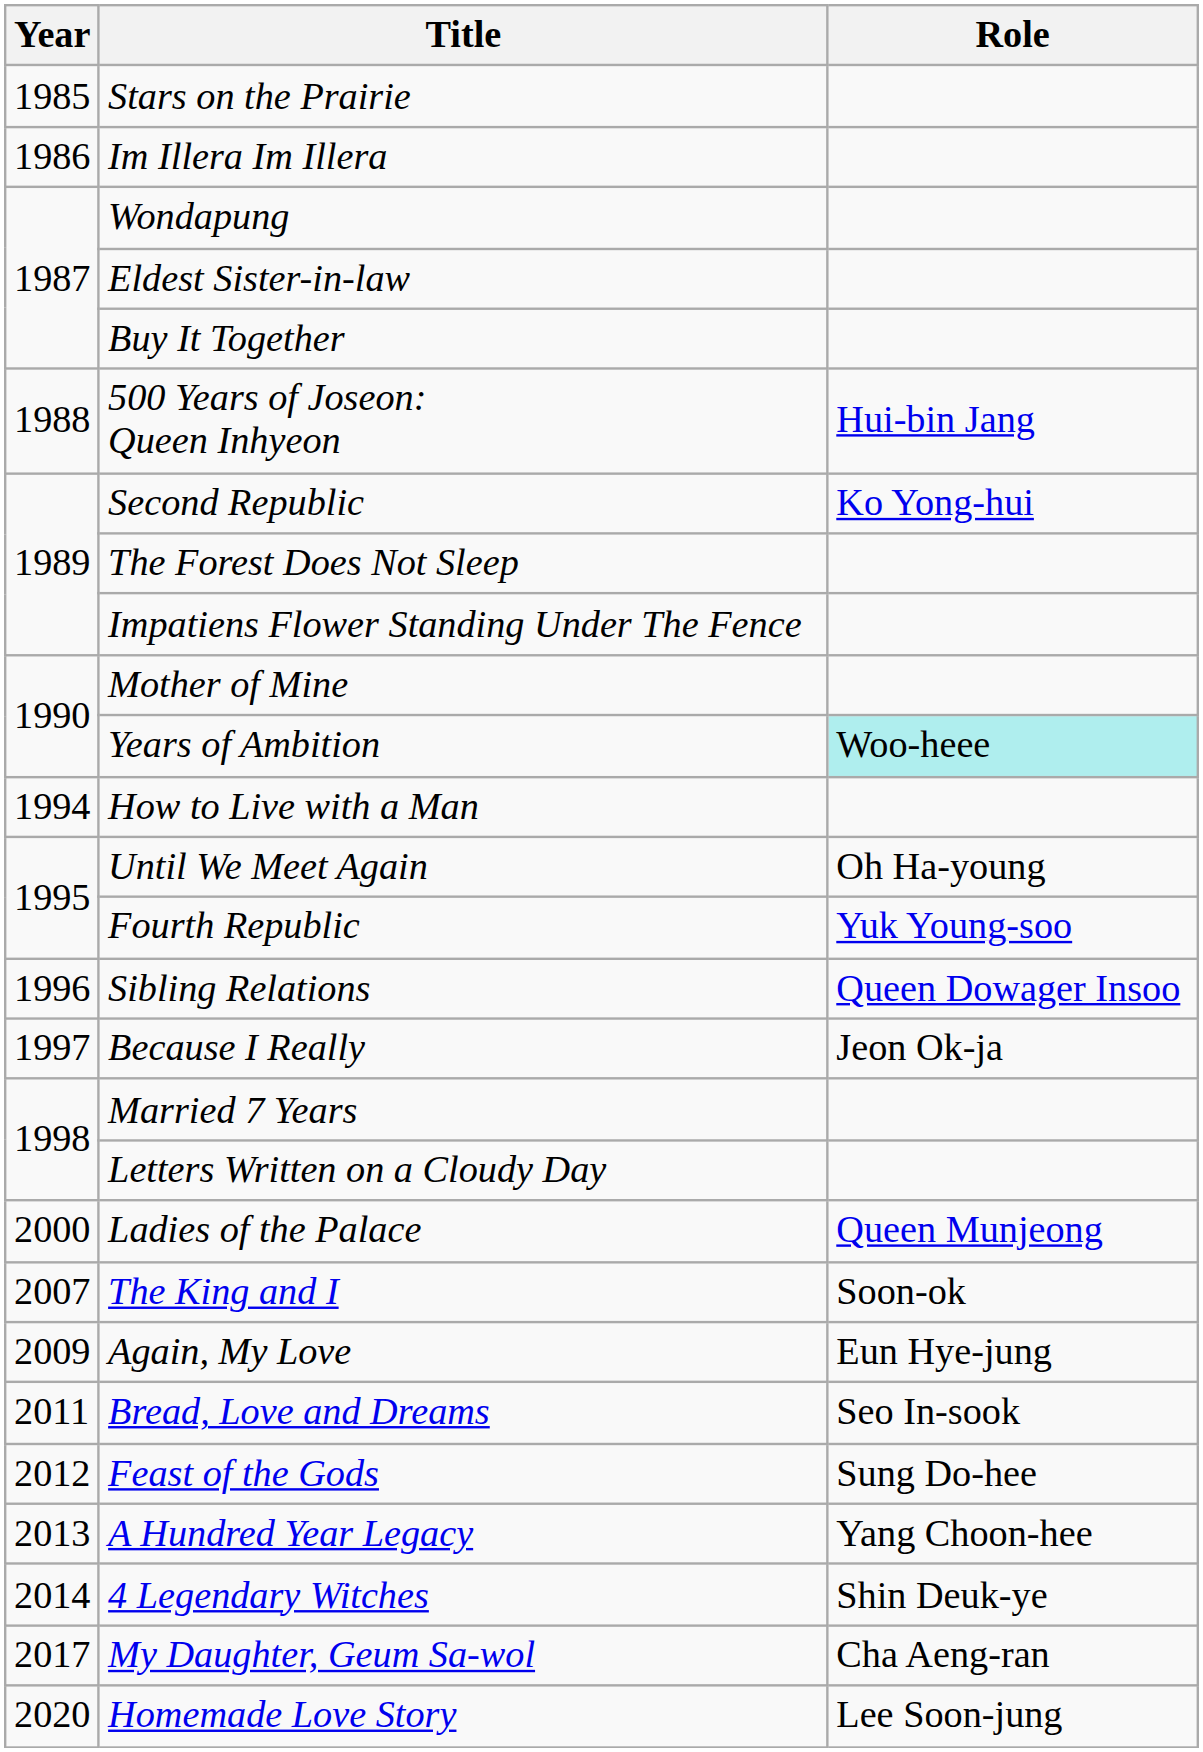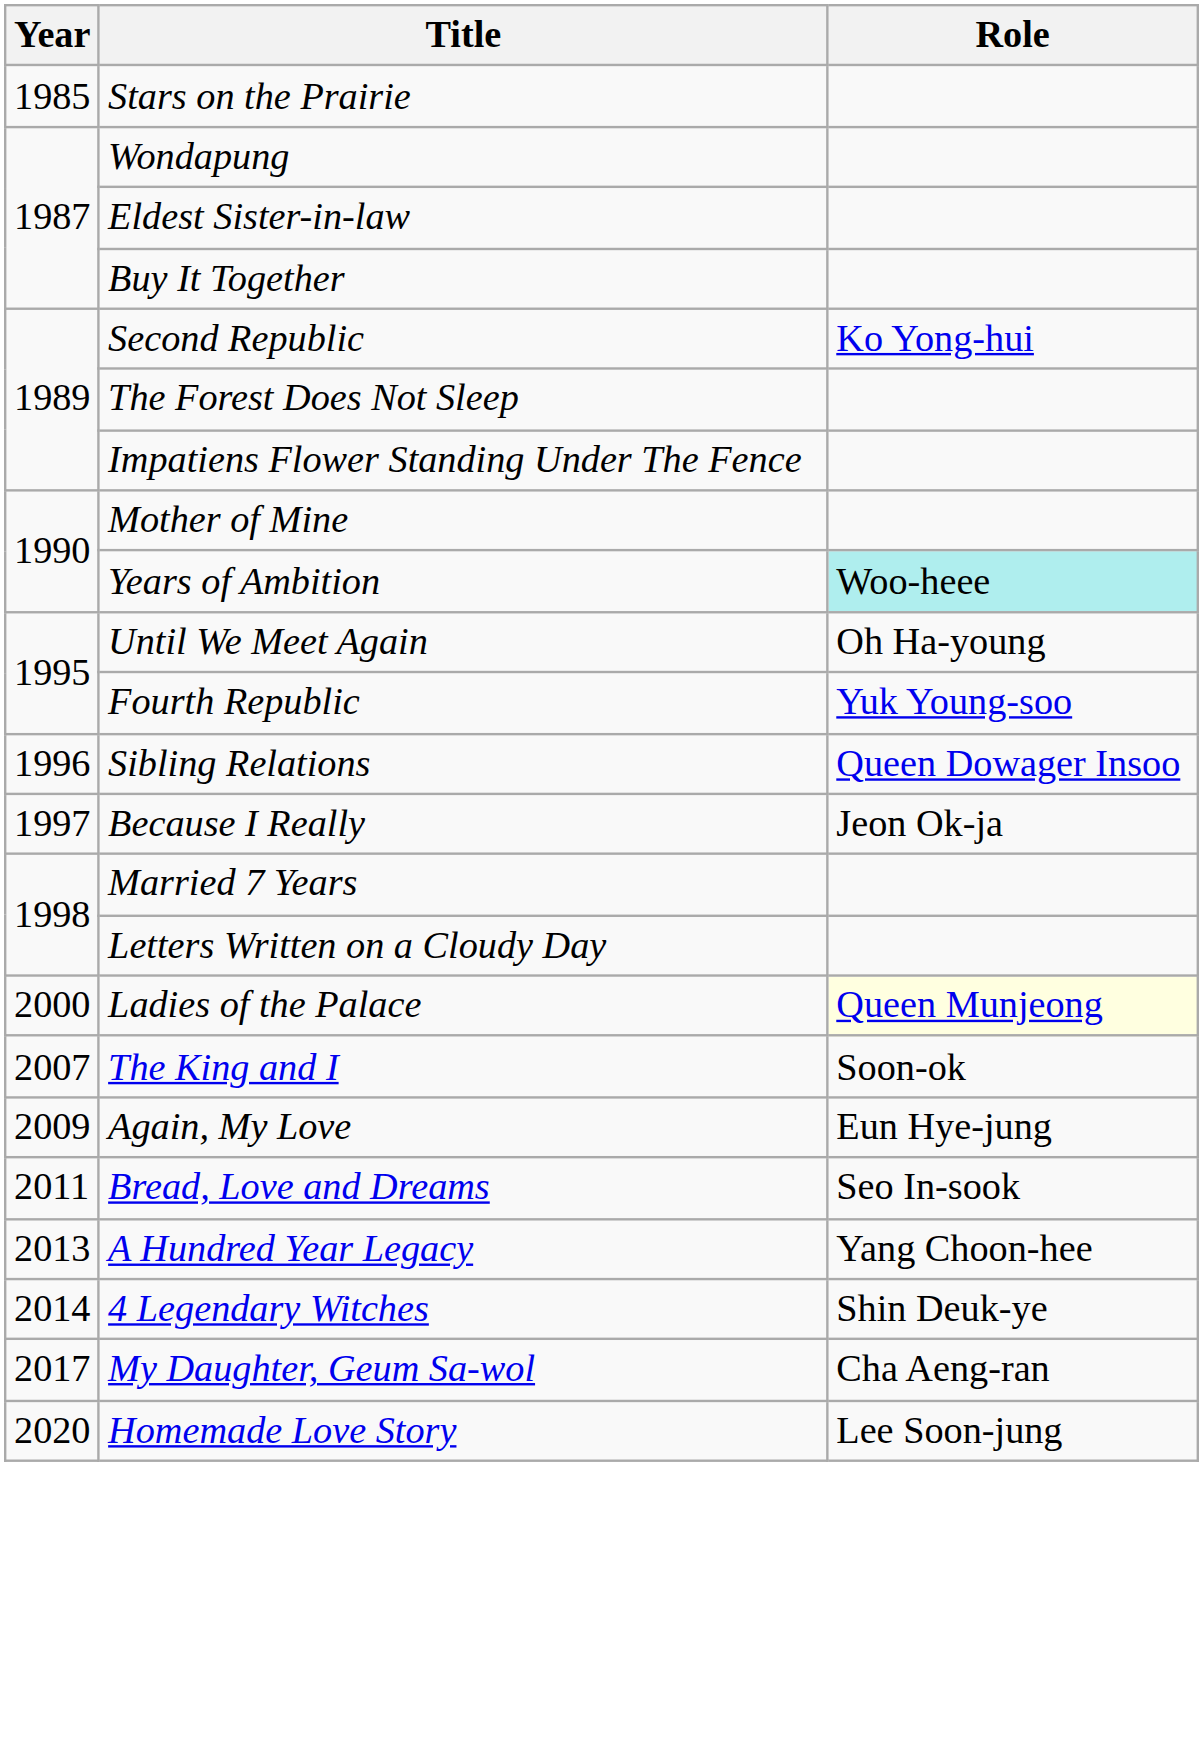- row: (248, 156)
- row: (267, 420)
- row: (293, 805)
(970, 1230) no background -> (970, 1005) lightyellow background
- row: (244, 1472)
